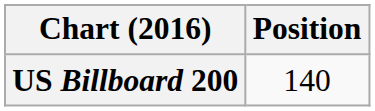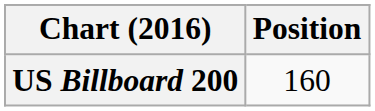(307, 79) 140 -> (307, 79) 160
